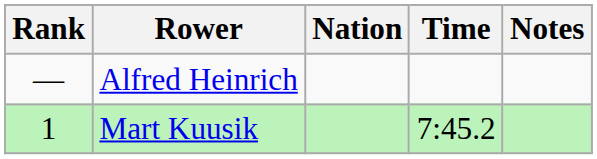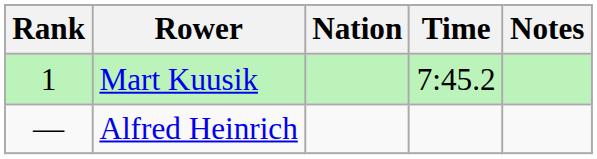rows swapped: (179, 128) <-> (199, 78)
